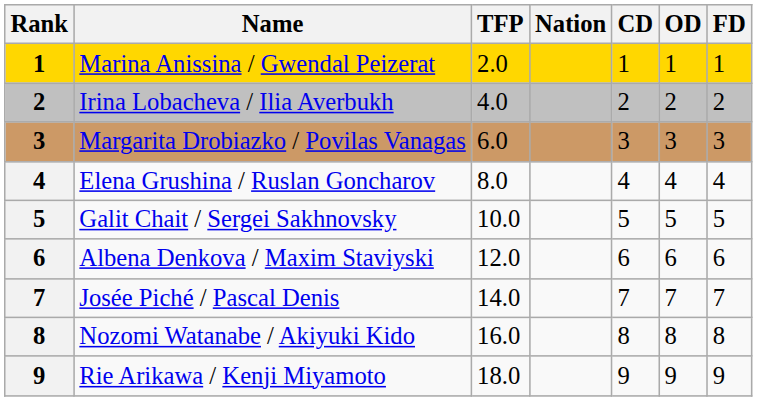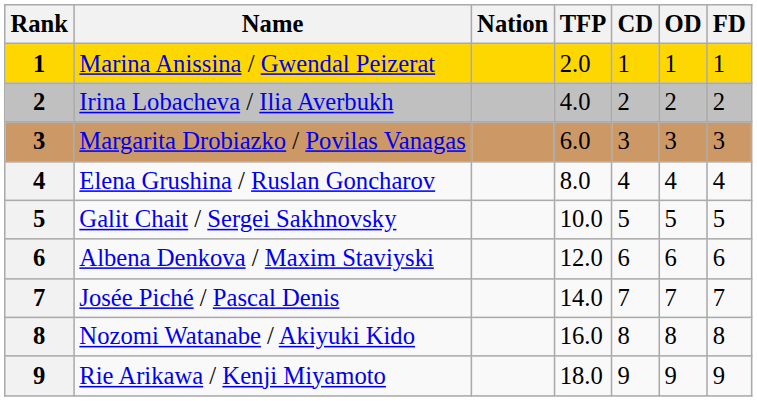columns swapped: (571, 24) <-> (500, 24)
